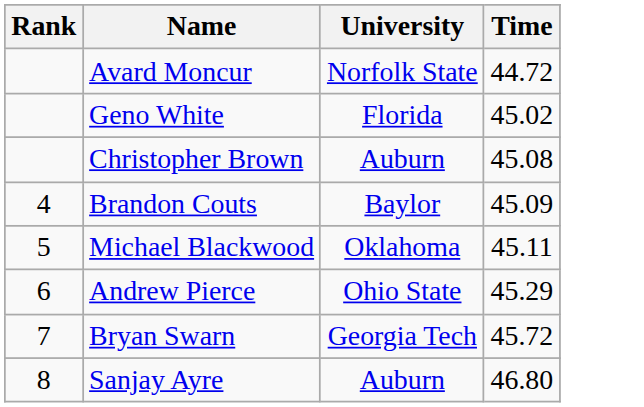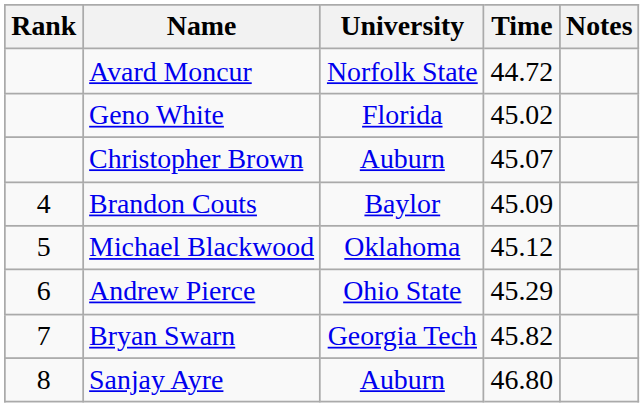+ column: (599, 26)
(522, 159) 45.08 -> (522, 159) 45.07
(522, 247) 45.11 -> (522, 247) 45.12
(522, 335) 45.72 -> (522, 335) 45.82
